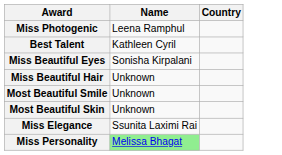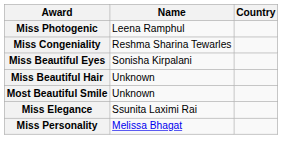+ row: (57, 45)
- row: (57, 45)
- row: (57, 110)
(147, 142) lightgreen background -> (147, 126) no background
